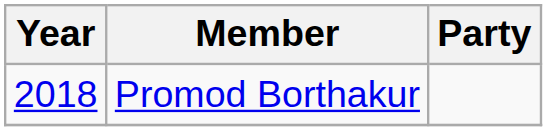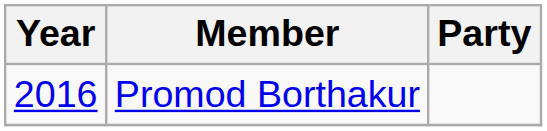(56, 93) 2018 -> (56, 93) 2016
